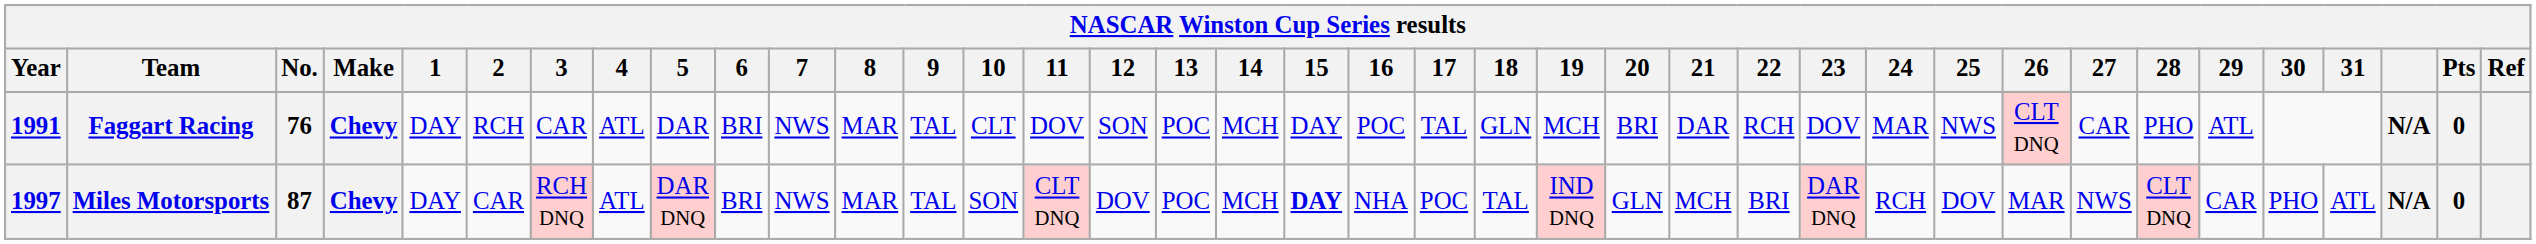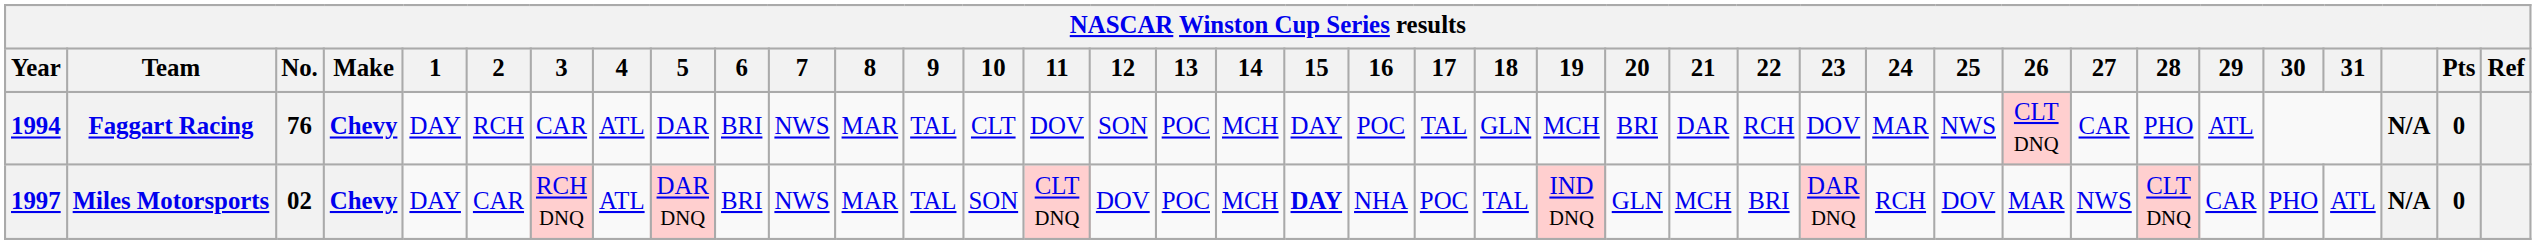(36, 127) 1991 -> (36, 127) 1994
(300, 201) 87 -> (300, 201) 02
